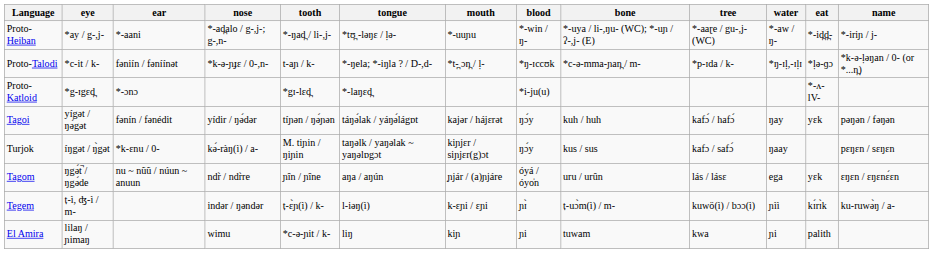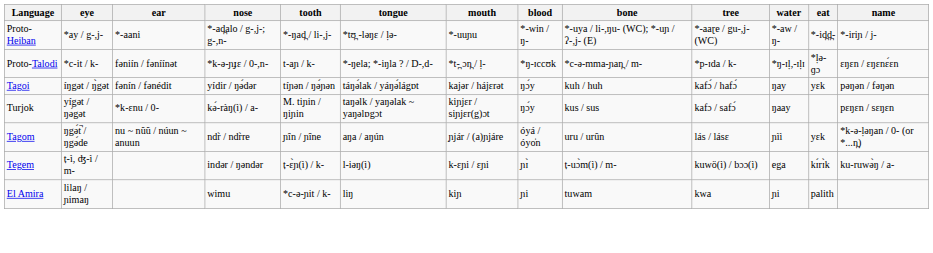(877, 63) *k-ə-ḷəŋan / 0- (or *...n̪) -> (869, 63) ɛŋɛn / ɛŋɛnɛ́ɛn
- row: (22, 91)
(77, 120) yígət / ŋə́gət -> (86, 85) íŋgət / ŋ̀gət
(87, 148) íŋgət / ŋ̀gət -> (77, 108) yígət / ŋə́gət
(776, 177) ega -> (777, 136) ɲìì
(870, 177) ɛŋɛn / ɛŋɛnɛ́ɛn -> (877, 136) *k-ə-ḷəŋan / 0- (or *...n̪)
(774, 205) ɲìì -> (779, 165) ega
